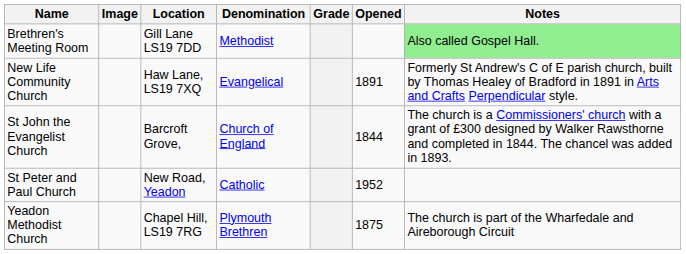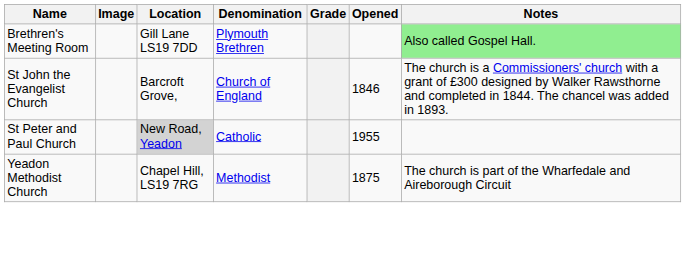(247, 41) Methodist -> (242, 41) Plymouth Brethren
- row: (39, 82)
(369, 136) 1844 -> (366, 89) 1846
(175, 184) no background -> (171, 136) lightgrey background
(369, 184) 1952 -> (366, 136) 1955
(245, 225) Plymouth Brethren -> (243, 177) Methodist
